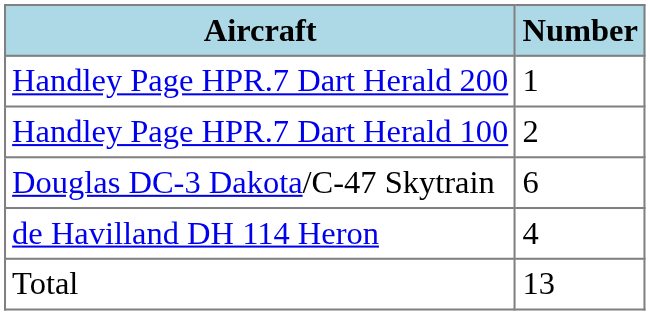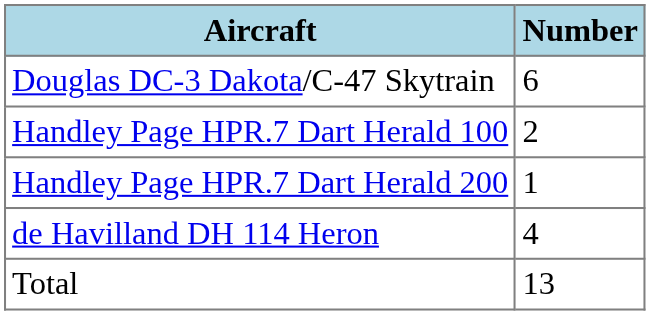rows swapped: (260, 80) <-> (253, 182)
